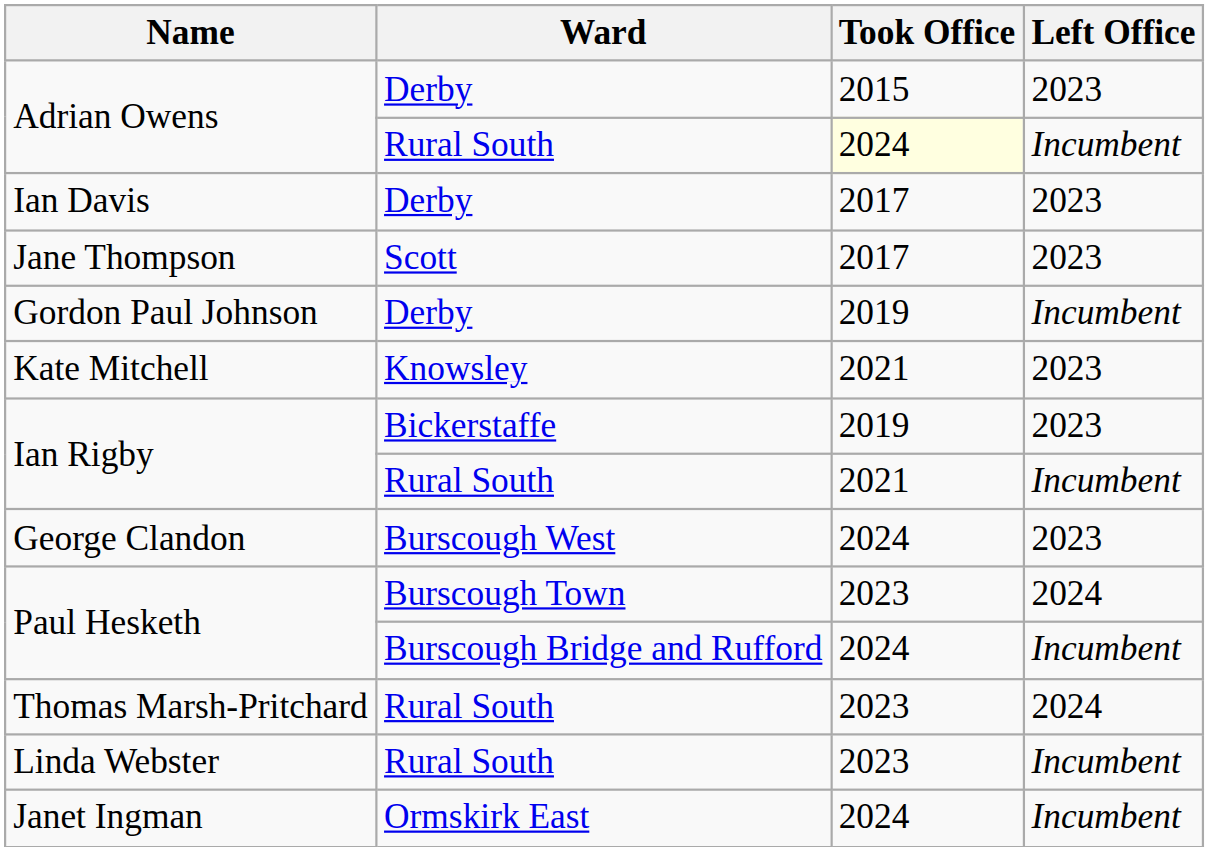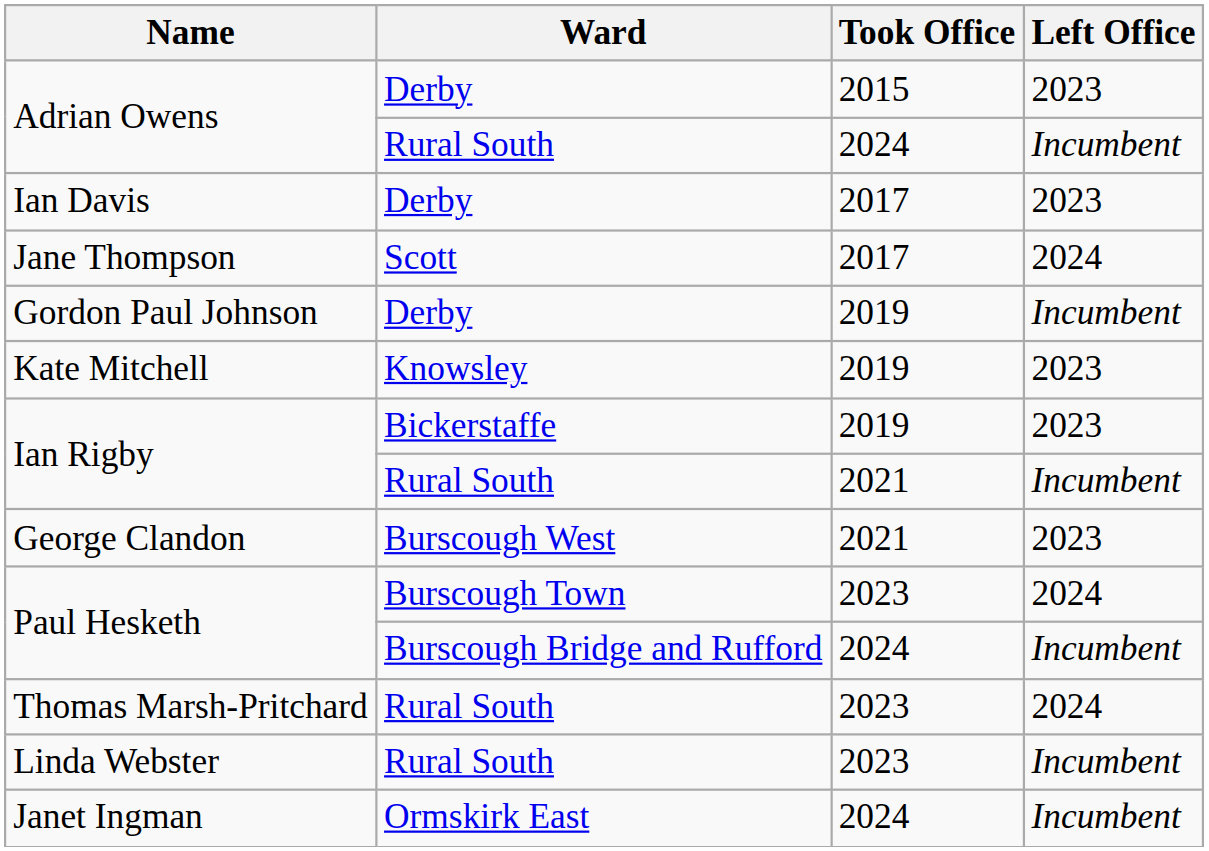(874, 144) lightyellow background -> (874, 144) no background
(1067, 256) 2023 -> (1067, 256) 2024
(874, 369) 2021 -> (874, 369) 2019
(874, 537) 2024 -> (874, 537) 2021
